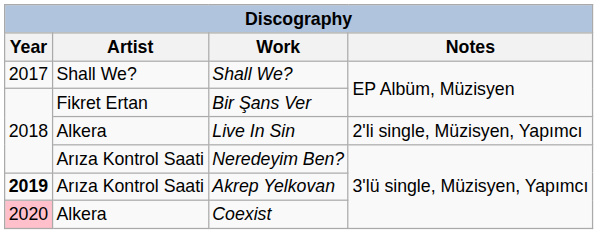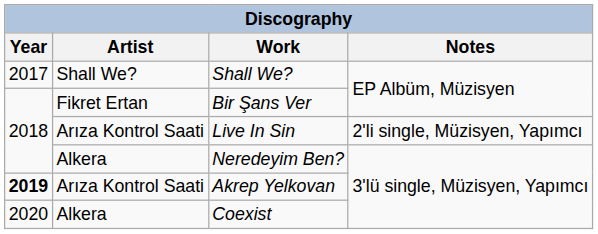(82, 131) Alkera -> (130, 131) Arıza Kontrol Saati
(130, 159) Arıza Kontrol Saati -> (82, 159) Alkera
(28, 215) pink background -> (28, 215) no background
